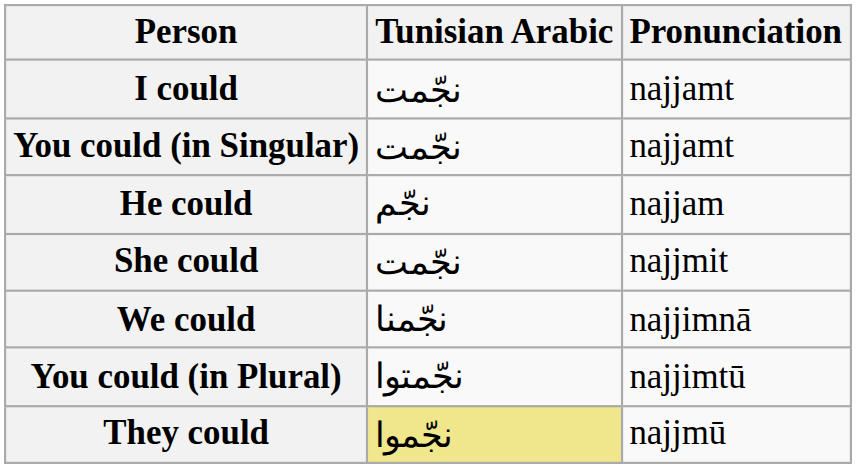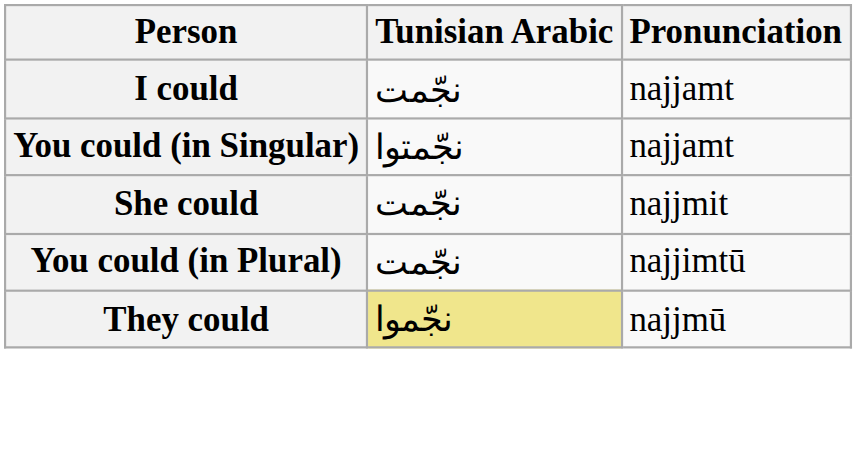(418, 147) نجّمت -> (419, 147) نجّمتوا
- row: (186, 203)
- row: (186, 318)
(419, 377) نجّمتوا -> (418, 262) نجّمت
